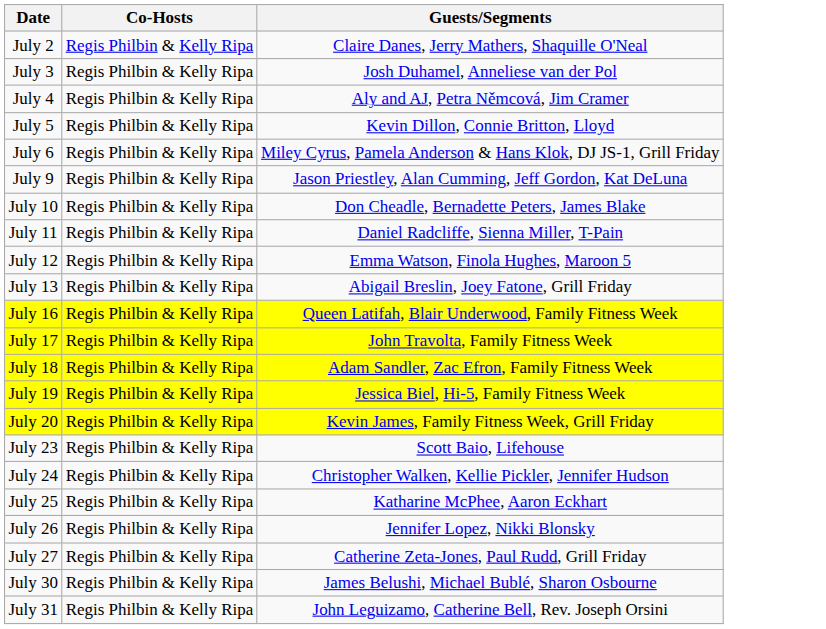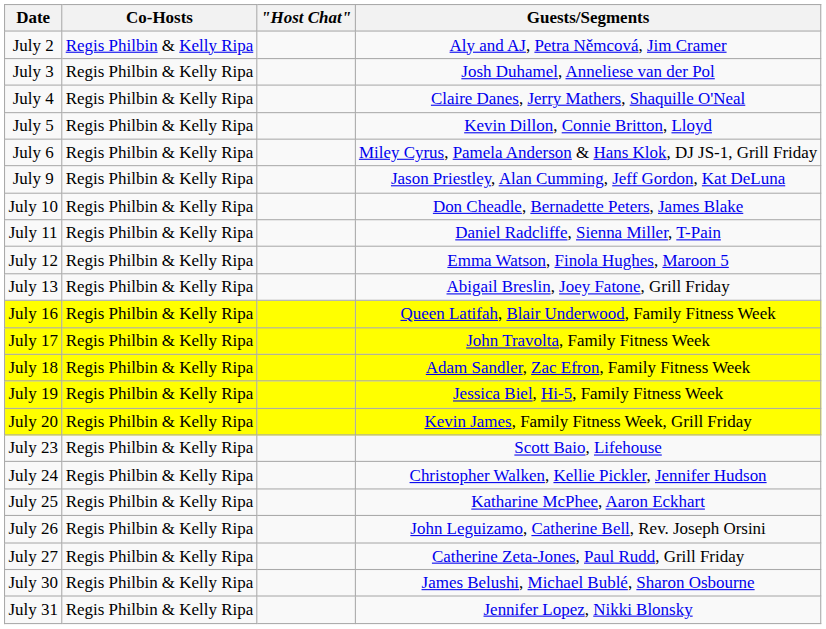+ column: (306, 17)
(490, 44) Claire Danes, Jerry Mathers, Shaquille O'Neal -> (588, 44) Aly and AJ, Petra Němcová, Jim Cramer
(490, 98) Aly and AJ, Petra Němcová, Jim Cramer -> (588, 98) Claire Danes, Jerry Mathers, Shaquille O'Neal
(490, 529) Jennifer Lopez, Nikki Blonsky -> (588, 529) John Leguizamo, Catherine Bell, Rev. Joseph Orsini
(490, 609) John Leguizamo, Catherine Bell, Rev. Joseph Orsini -> (588, 609) Jennifer Lopez, Nikki Blonsky
